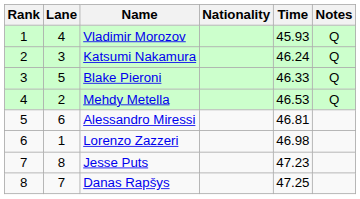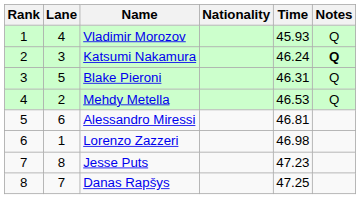(334, 57) normal -> (334, 57) bold
(293, 78) 46.33 -> (293, 78) 46.31
